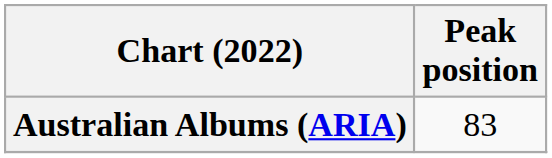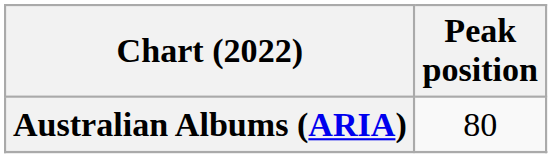(480, 123) 83 -> (480, 123) 80
